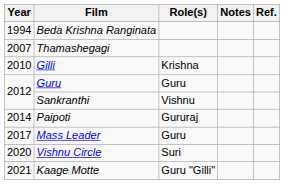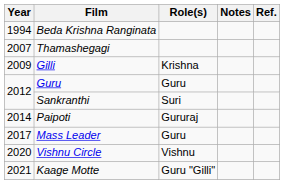(19, 65) 2010 -> (19, 65) 2009
(178, 100) Vishnu -> (171, 100) Suri
(171, 153) Suri -> (178, 153) Vishnu
